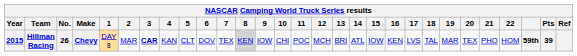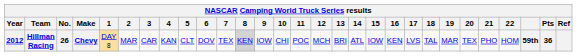(15, 40) 2015 -> (15, 40) 2012
(149, 40) bold -> (149, 40) normal
(548, 40) 39 -> (548, 40) 36
